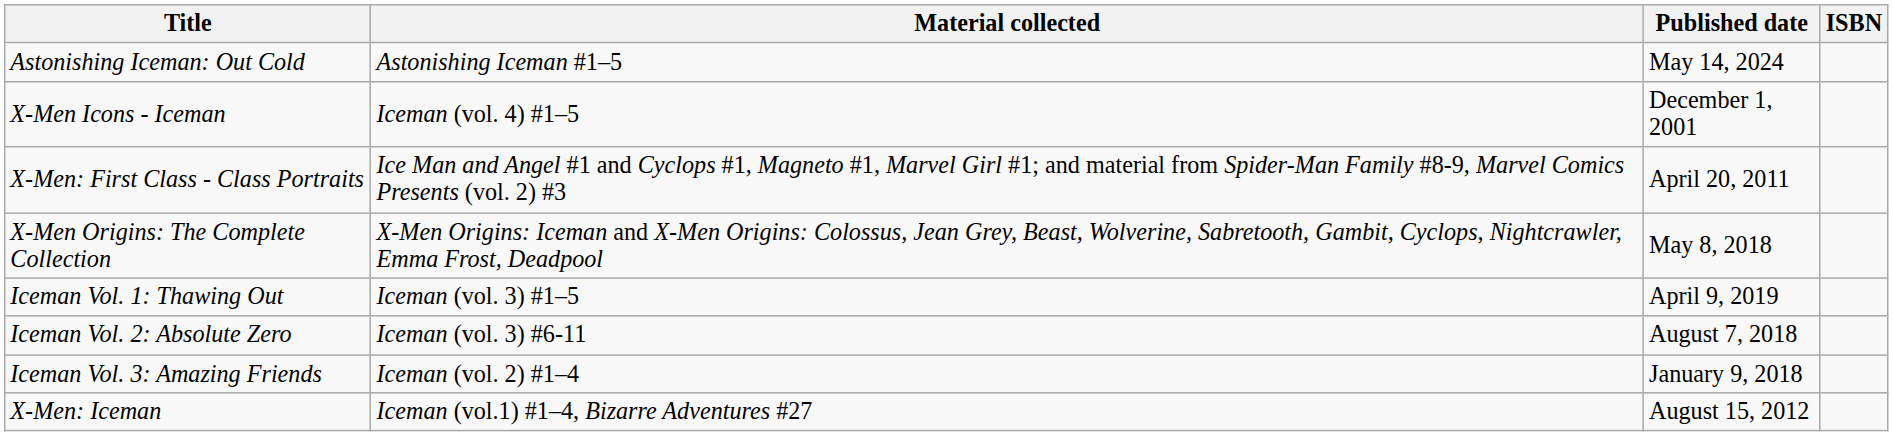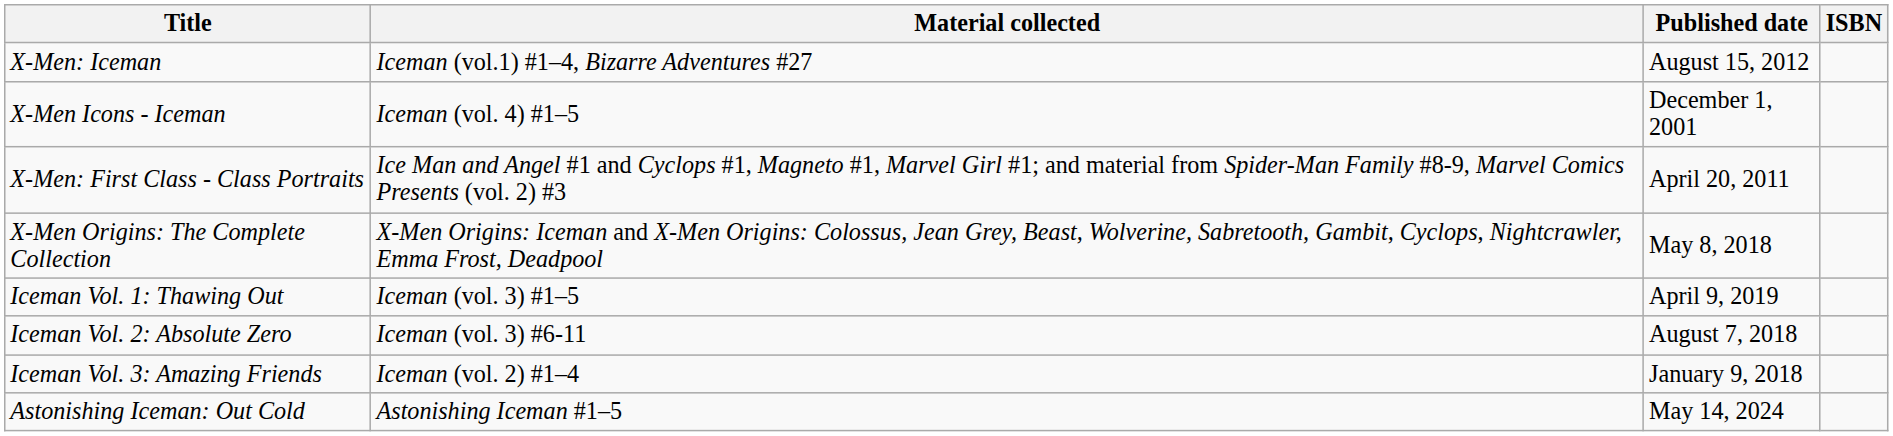rows swapped: (86, 411) <-> (158, 61)
